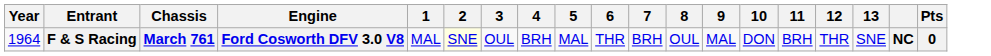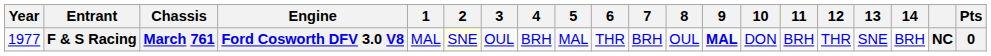+ column: (910, 16)
(24, 39) 1964 -> (24, 39) 1977
(721, 39) normal -> (722, 39) bold
